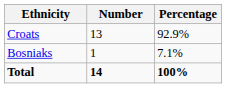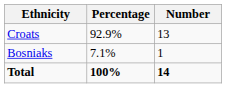columns swapped: (121, 14) <-> (188, 14)
